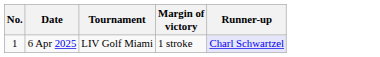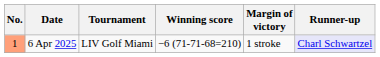+ column: (200, 19)
(15, 44) no background -> (15, 44) lightsalmon background
